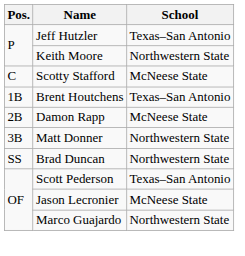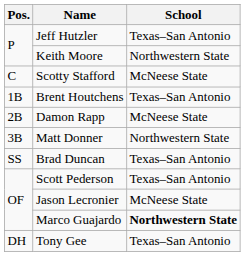(179, 158) Northwestern State -> (180, 158) Texas–San Antonio
(179, 220) normal -> (183, 220) bold
+ row: (61, 240)
